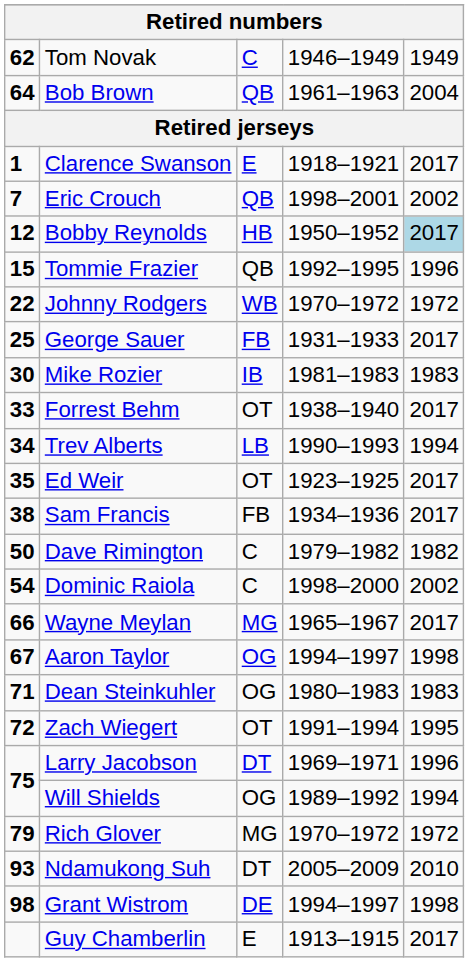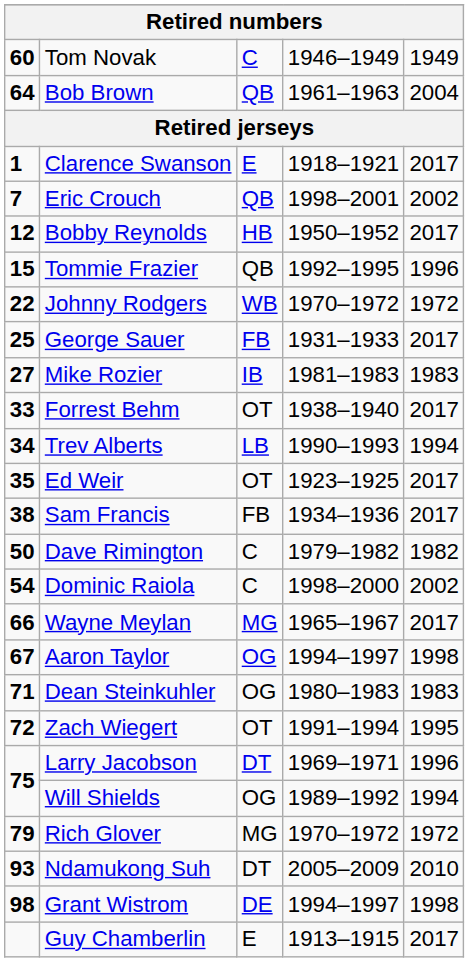(22, 57) 62 -> (22, 57) 60
(434, 233) lightblue background -> (434, 233) no background
(22, 374) 30 -> (22, 374) 27
